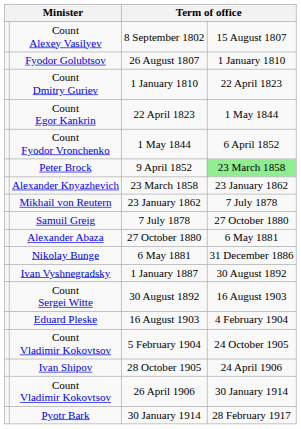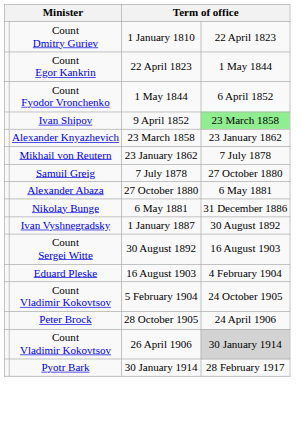- row: (164, 36)
- row: (164, 60)
(65, 167) Peter Brock -> (65, 120) Ivan Shipov
(65, 367) Ivan Shipov -> (65, 320) Peter Brock
(251, 391) no background -> (245, 344) lightgrey background
